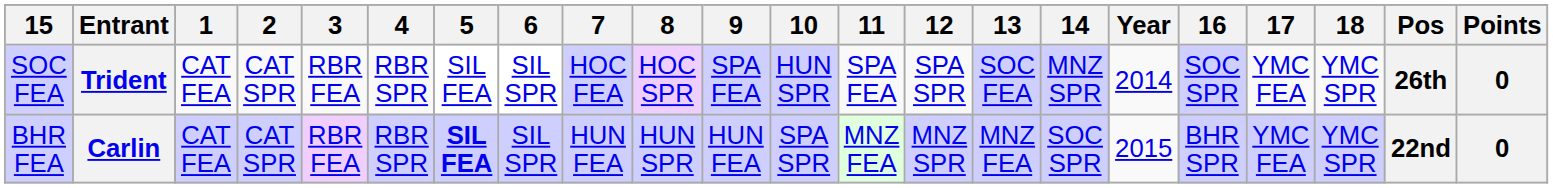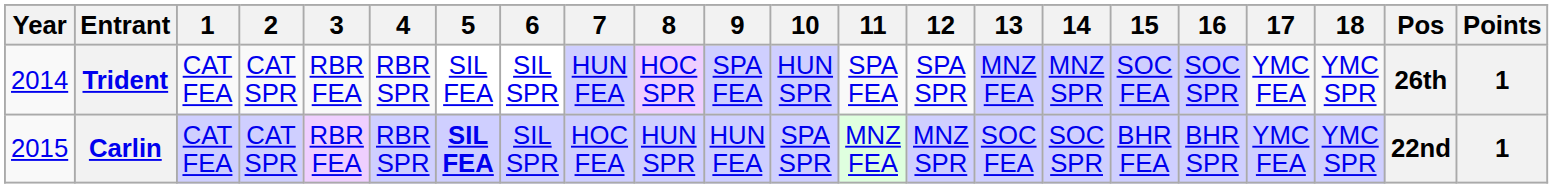columns swapped: (1144, 25) <-> (39, 25)
(598, 79) HOC FEA -> (600, 79) HUN FEA
(1007, 79) SOC FEA -> (1009, 79) MNZ FEA
(1502, 79) 0 -> (1502, 79) 1
(598, 148) HUN FEA -> (600, 148) HOC FEA
(1007, 148) MNZ FEA -> (1009, 148) SOC FEA
(1502, 148) 0 -> (1502, 148) 1
